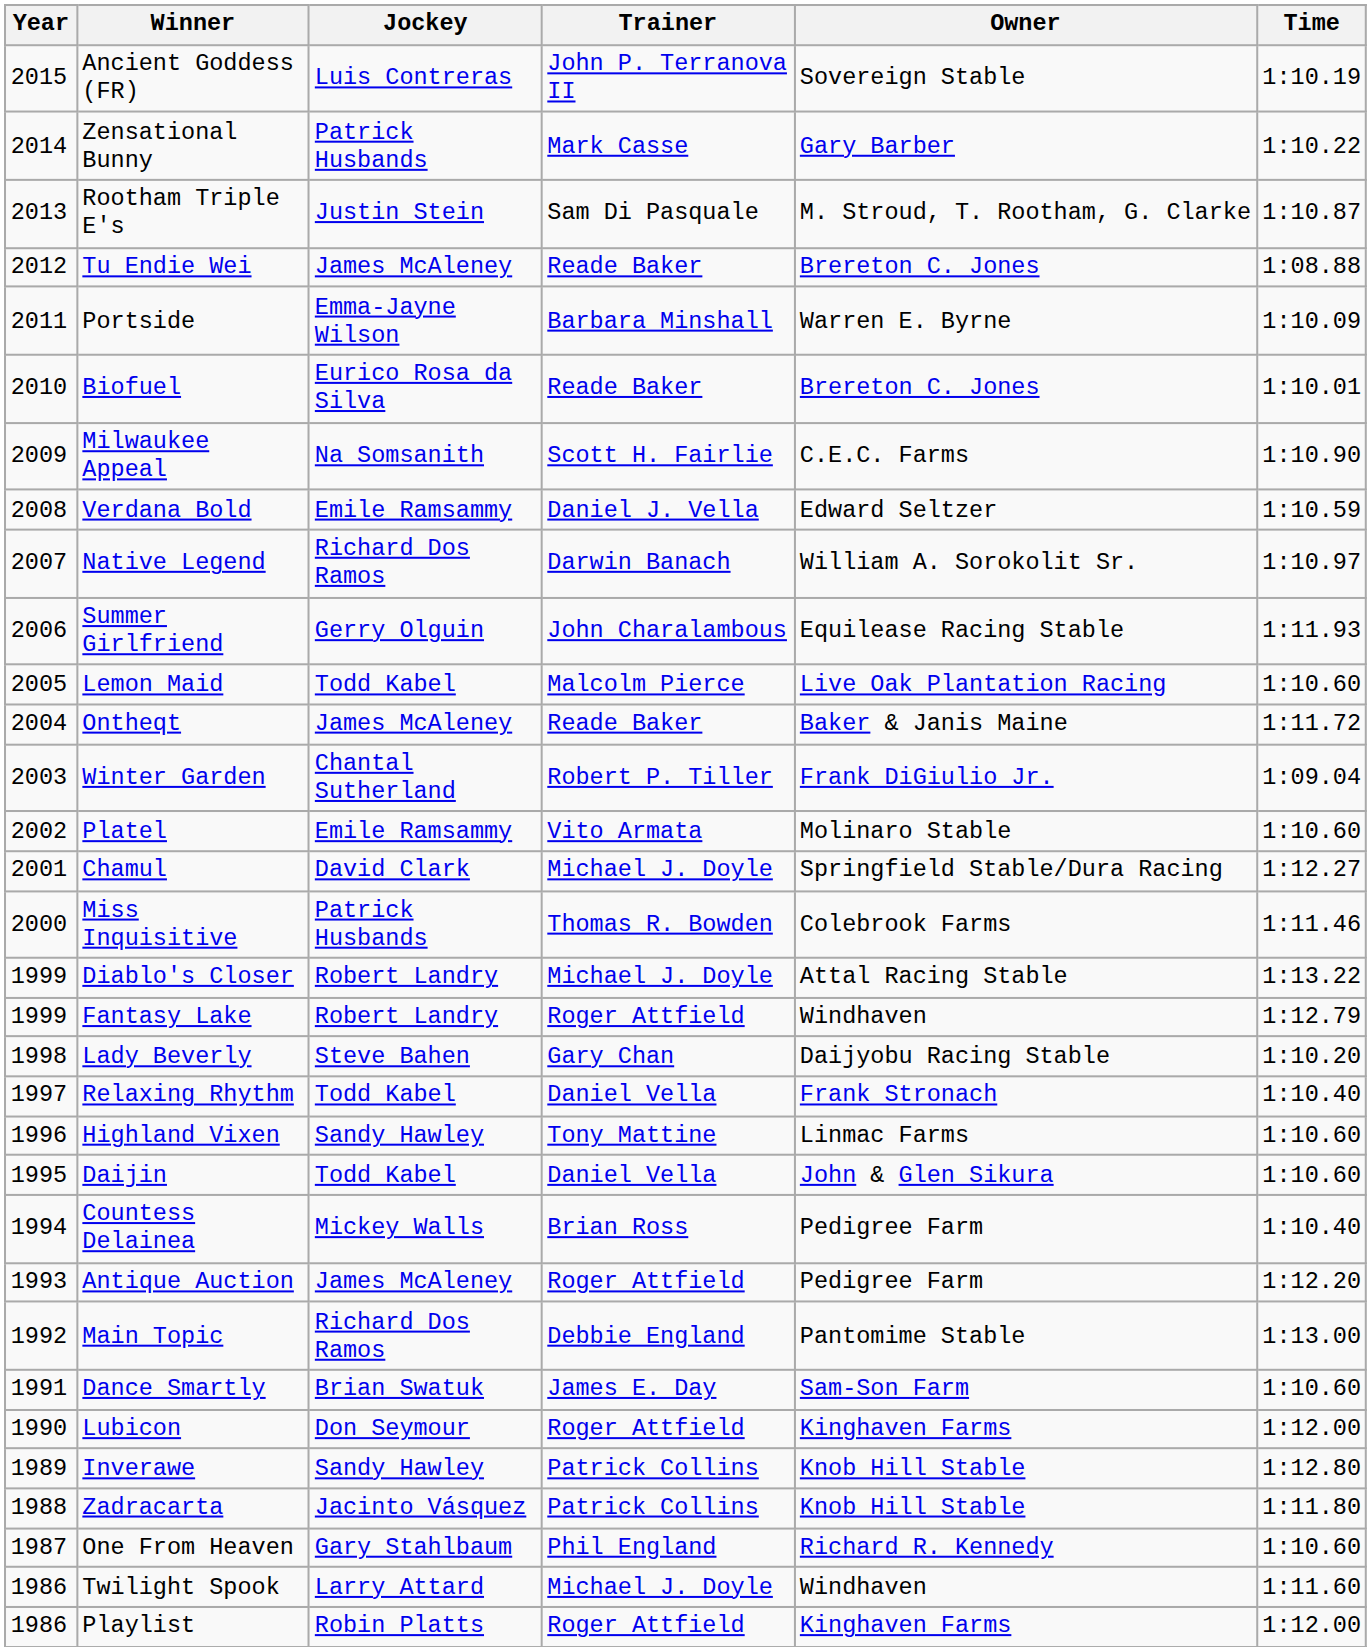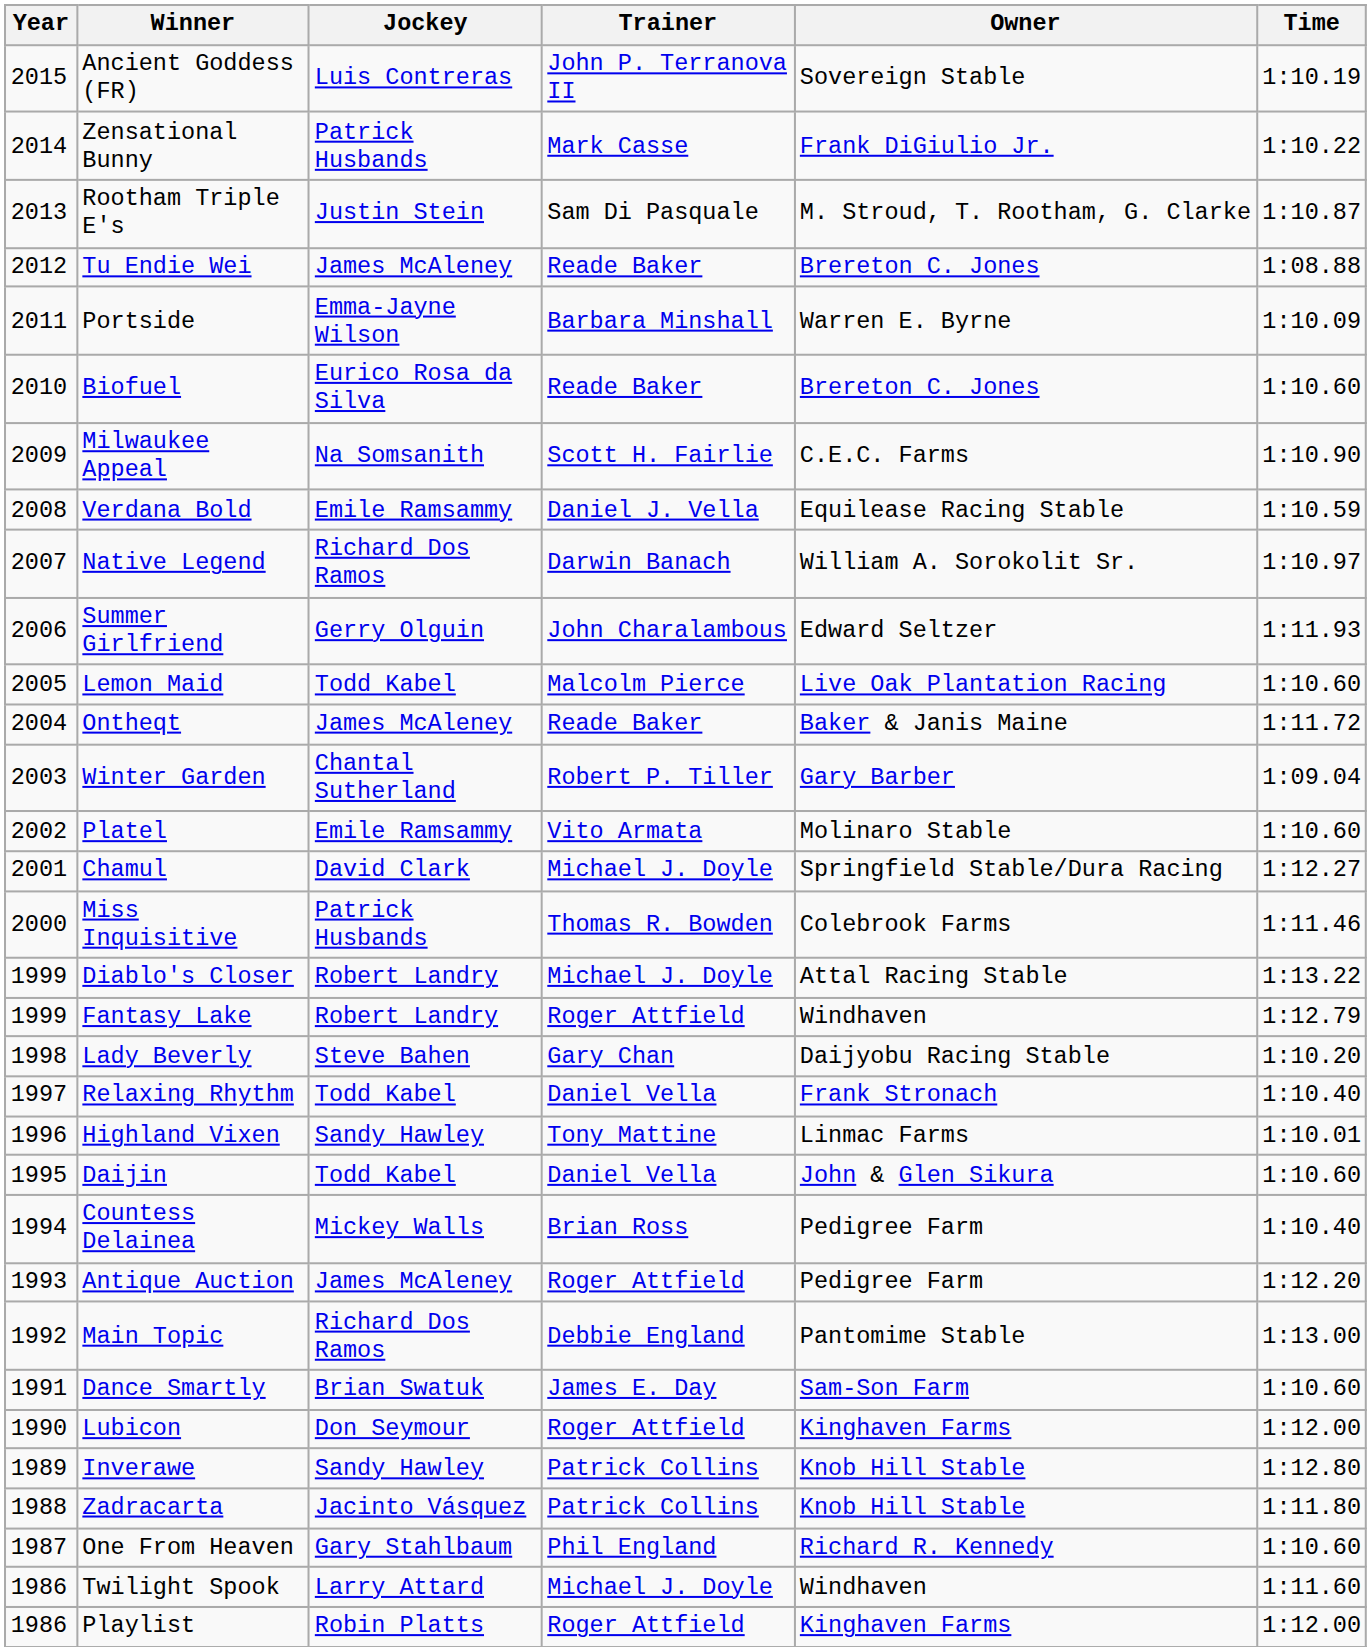(877, 146) Gary Barber -> (927, 146) Frank DiGiulio Jr.
(1312, 388) 1:10.01 -> (1312, 388) 1:10.60
(899, 509) Edward Seltzer -> (962, 509) Equilease Racing Stable
(962, 631) Equilease Racing Stable -> (899, 631) Edward Seltzer
(927, 777) Frank DiGiulio Jr. -> (877, 777) Gary Barber
(1312, 1136) 1:10.60 -> (1312, 1136) 1:10.01
